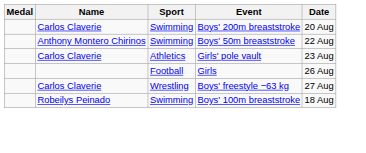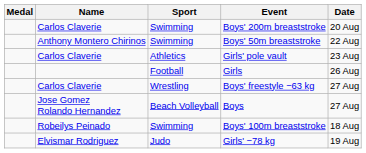+ row: (233, 106)
+ row: (249, 141)
